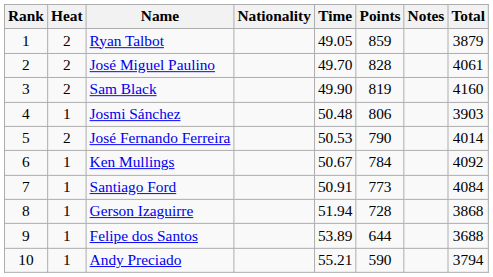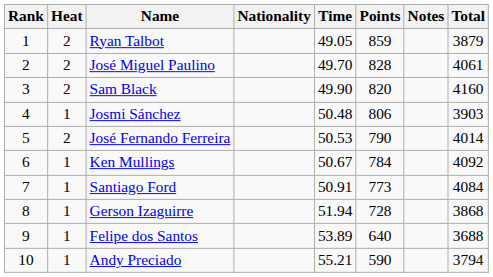(380, 89) 819 -> (380, 89) 820
(380, 235) 644 -> (380, 235) 640
